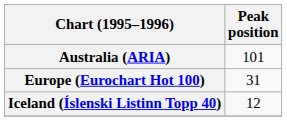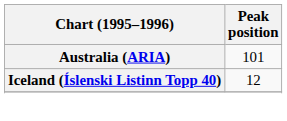- row: (115, 80)
